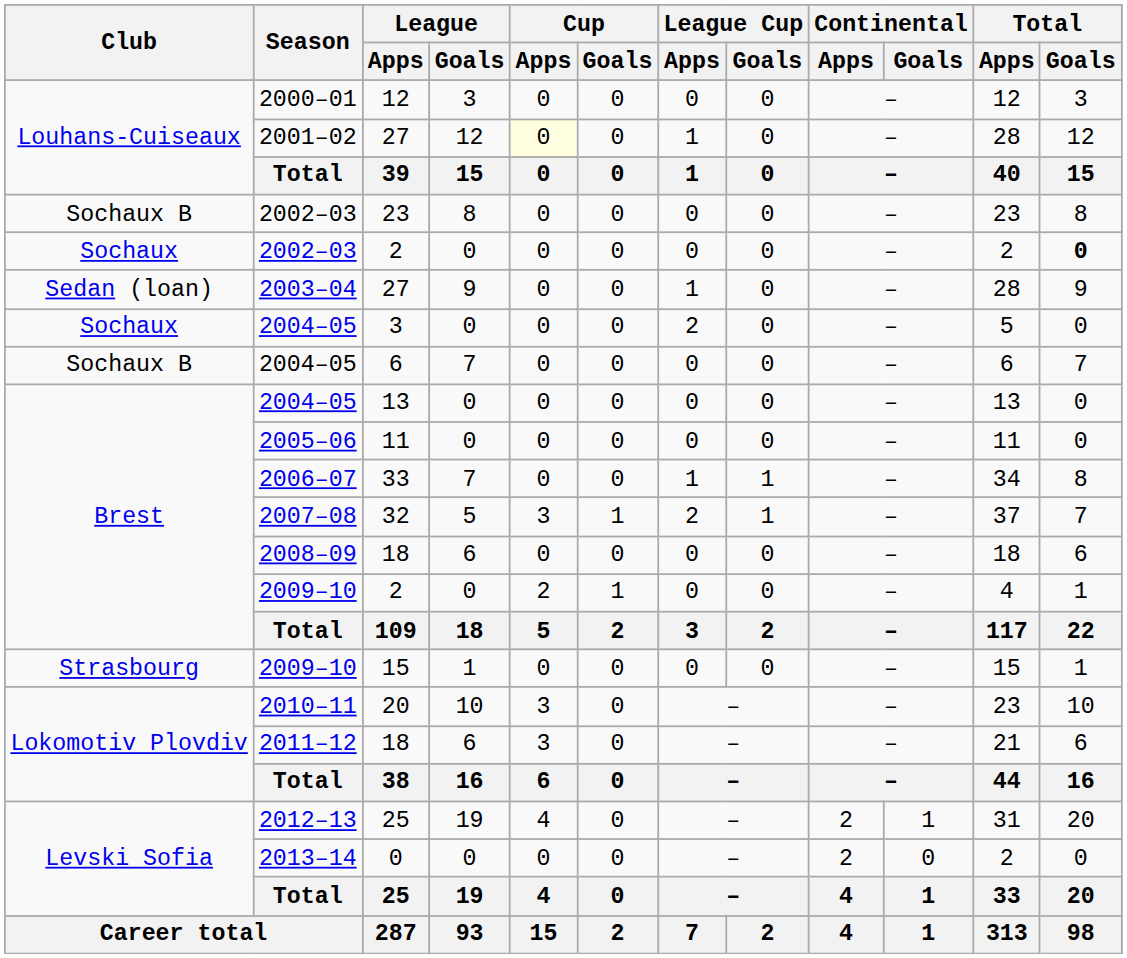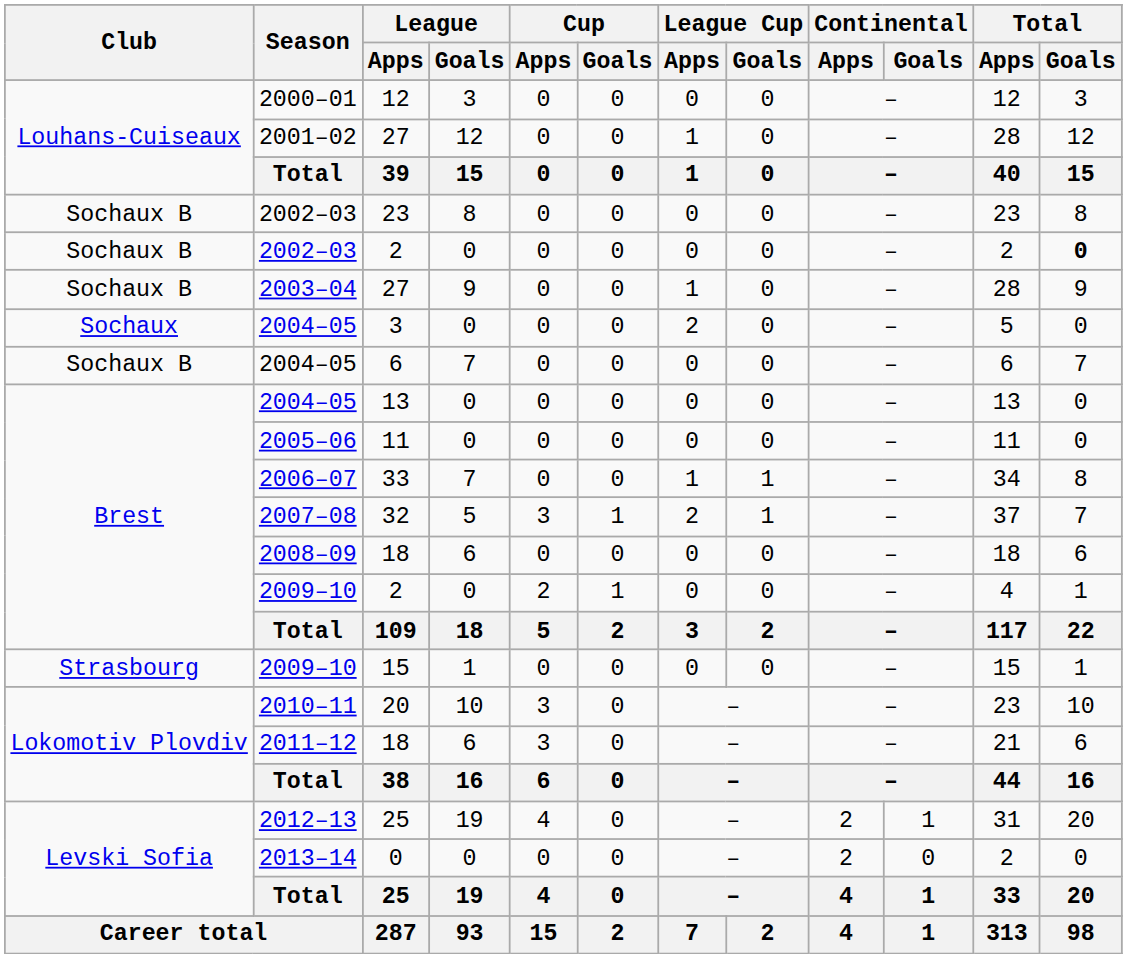(544, 138) lightyellow background -> (544, 138) no background
(129, 251) Sochaux -> (129, 251) Sochaux B
(129, 289) Sedan (loan) -> (129, 289) Sochaux B
